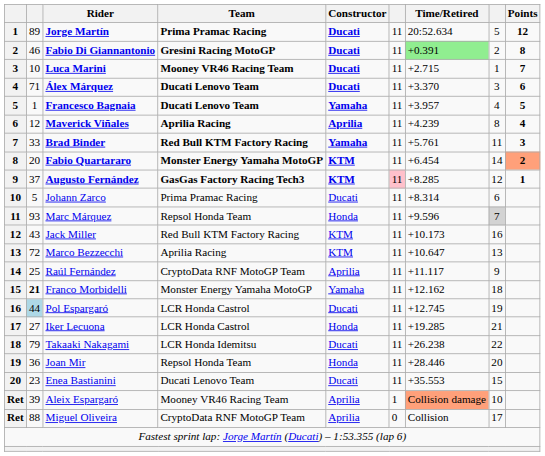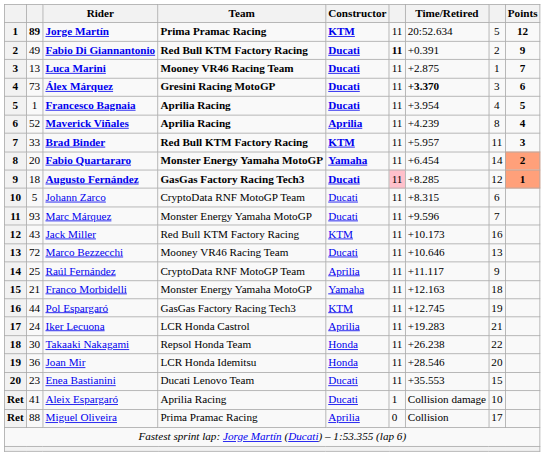(35, 31) normal -> (35, 31) bold
(344, 31) Ducati -> (342, 31) KTM
(35, 50) 46 -> (35, 50) 49
(218, 50) Gresini Racing MotoGP -> (234, 50) Red Bull KTM Factory Racing
(397, 50) normal -> (397, 50) bold
(423, 50) lightgreen background -> (423, 50) no background
(523, 50) 8 -> (523, 50) 9
(35, 68) 10 -> (35, 68) 13
(423, 68) +2.715 -> (423, 68) +2.875
(35, 86) 71 -> (35, 86) 73
(210, 86) Ducati Lenovo Team -> (218, 86) Gresini Racing MotoGP
(423, 86) normal -> (423, 86) bold
(210, 105) Ducati Lenovo Team -> (196, 105) Aprilia Racing
(348, 105) Yamaha -> (344, 105) Ducati
(423, 105) +3.957 -> (423, 105) +3.954
(35, 123) 12 -> (35, 123) 52
(348, 142) Yamaha -> (342, 142) KTM
(423, 142) +5.761 -> (423, 142) +5.957
(342, 160) KTM -> (348, 160) Yamaha
(35, 178) 37 -> (35, 178) 18
(342, 178) KTM -> (344, 178) Ducati
(523, 178) no background -> (523, 178) lightsalmon background
(209, 197) Prima Pramac Racing -> (233, 197) CryptoData RNF MotoGP Team
(423, 197) +8.314 -> (423, 197) +8.315
(206, 215) Repsol Honda Team -> (236, 215) Monster Energy Yamaha MotoGP
(343, 215) Honda -> (343, 215) Ducati
(497, 215) lightgrey background -> (497, 215) no background
(193, 252) Aprilia Racing -> (224, 252) Mooney VR46 Racing Team
(341, 252) KTM -> (343, 252) Ducati
(426, 252) +10.647 -> (426, 252) +10.646
(35, 289) bold -> (35, 289) normal
(426, 289) +12.162 -> (426, 289) +12.163
(35, 307) lightblue background -> (35, 307) no background
(205, 307) LCR Honda Castrol -> (228, 307) GasGas Factory Racing Tech3
(343, 307) Ducati -> (341, 307) KTM
(35, 326) 27 -> (35, 326) 24
(343, 326) Honda -> (344, 326) Aprilia
(426, 326) +19.285 -> (426, 326) +19.283
(35, 344) 79 -> (35, 344) 30
(208, 344) LCR Honda Idemitsu -> (206, 344) Repsol Honda Team
(343, 344) Ducati -> (343, 344) Honda
(206, 362) Repsol Honda Team -> (208, 362) LCR Honda Idemitsu
(426, 362) +28.446 -> (426, 362) +28.546
(35, 399) 39 -> (35, 399) 41
(224, 399) Mooney VR46 Racing Team -> (193, 399) Aprilia Racing
(344, 399) Aprilia -> (343, 399) Ducati
(447, 399) lightsalmon background -> (447, 399) no background
(233, 418) CryptoData RNF MotoGP Team -> (209, 418) Prima Pramac Racing
